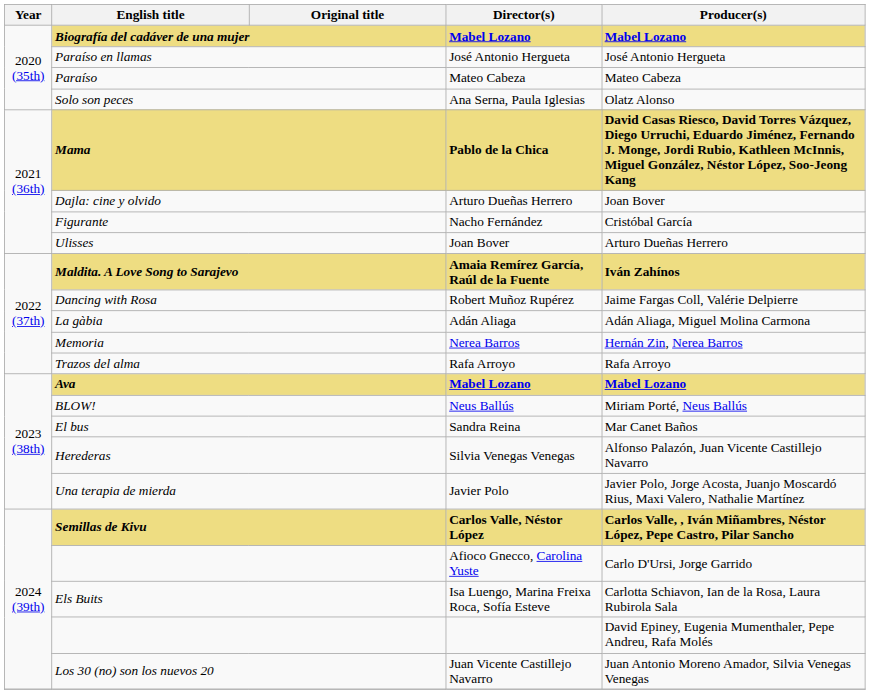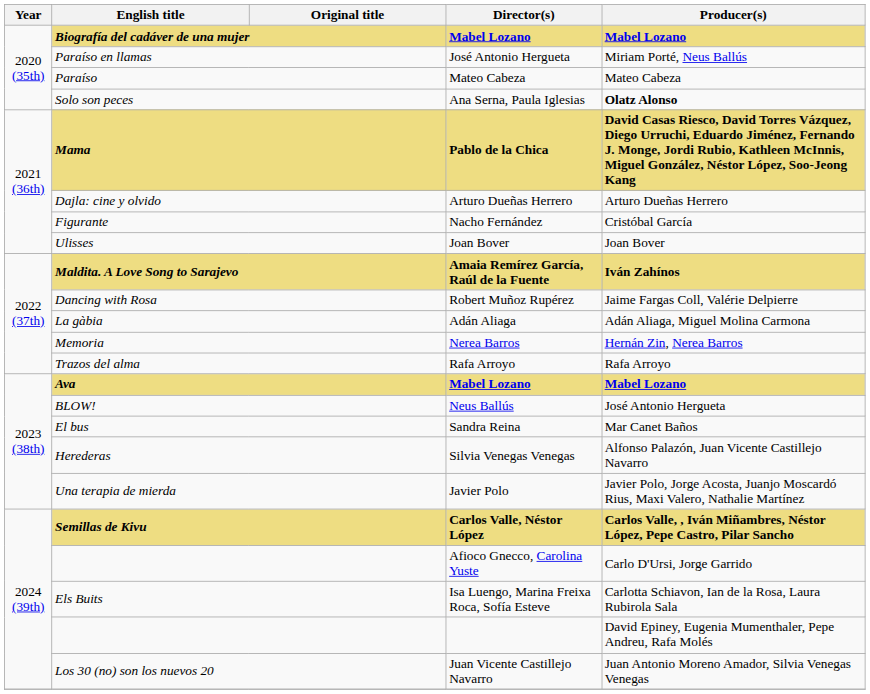(665, 57) José Antonio Hergueta -> (676, 57) Miriam Porté, Neus Ballús
(640, 99) normal -> (641, 99) bold
(635, 201) Joan Bover -> (666, 201) Arturo Dueñas Herrero
(666, 243) Arturo Dueñas Herrero -> (635, 243) Joan Bover
(676, 405) Miriam Porté, Neus Ballús -> (665, 405) José Antonio Hergueta
